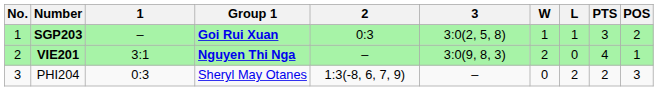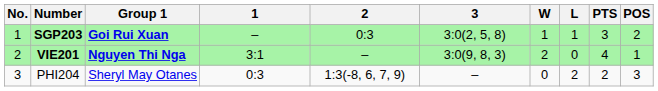columns swapped: (252, 14) <-> (140, 14)
